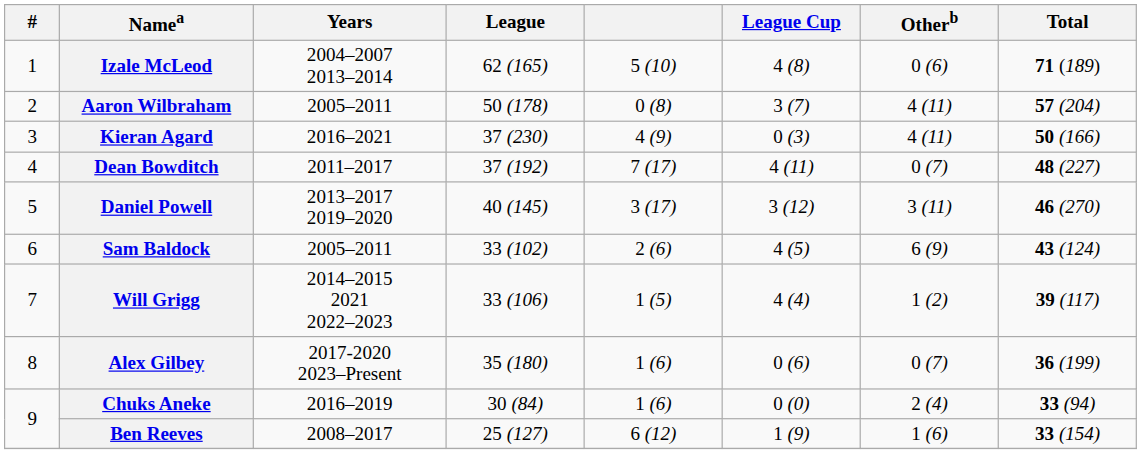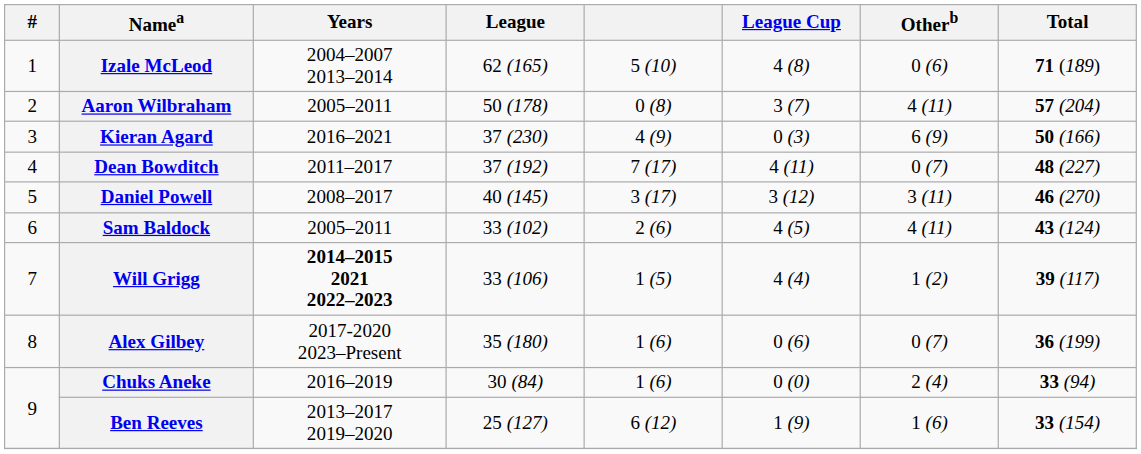(930, 136) 4 (11) -> (930, 136) 6 (9)
(350, 207) 2013–2017 2019–2020 -> (350, 197) 2008–2017
(930, 248) 6 (9) -> (930, 227) 4 (11)
(350, 300) normal -> (350, 278) bold
(350, 433) 2008–2017 -> (350, 423) 2013–2017 2019–2020
